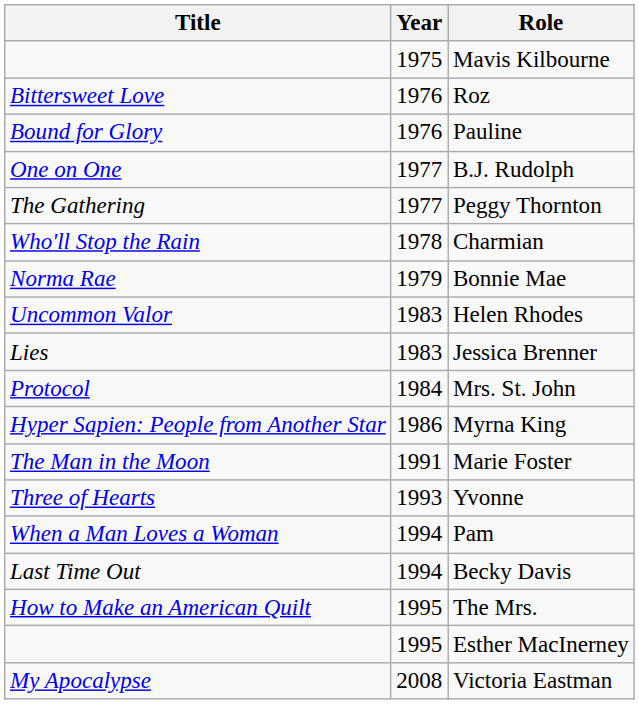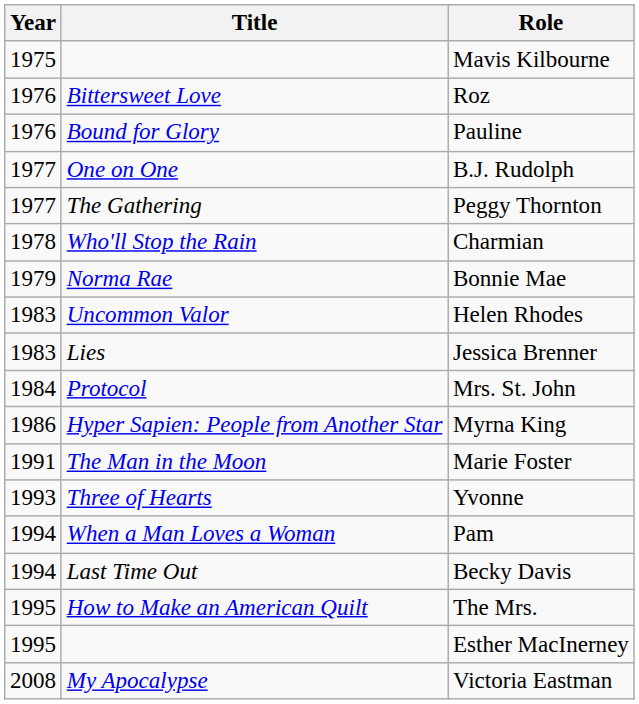columns swapped: (419, 22) <-> (198, 22)
